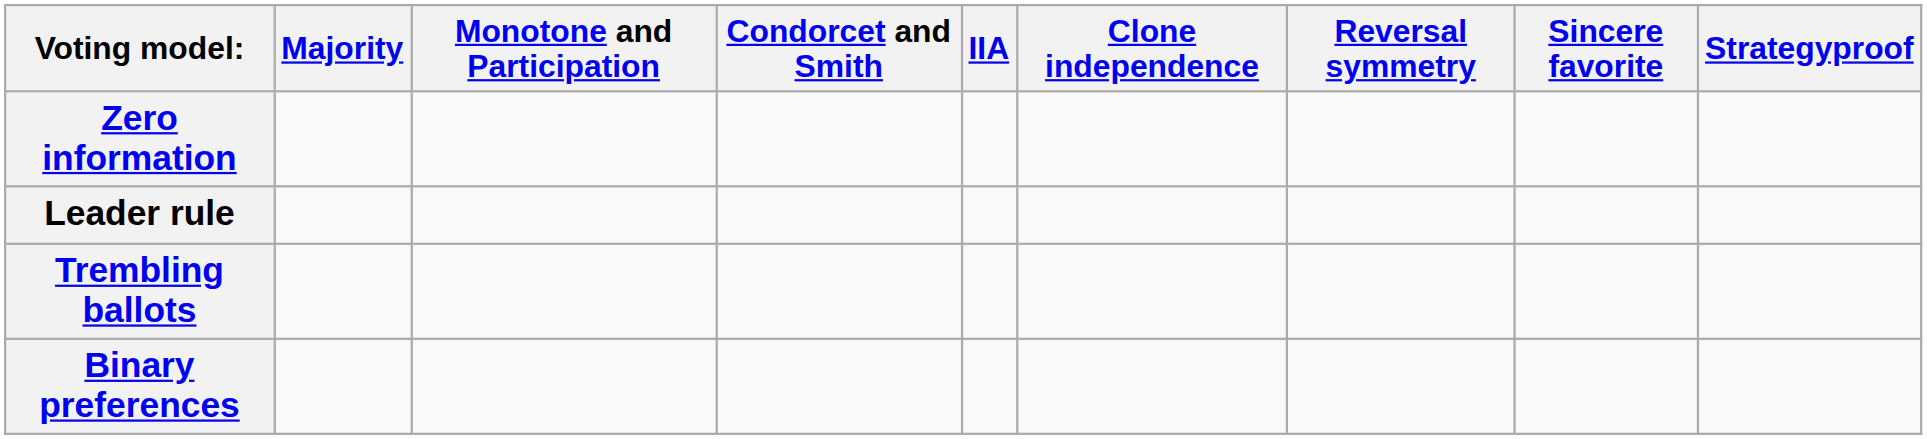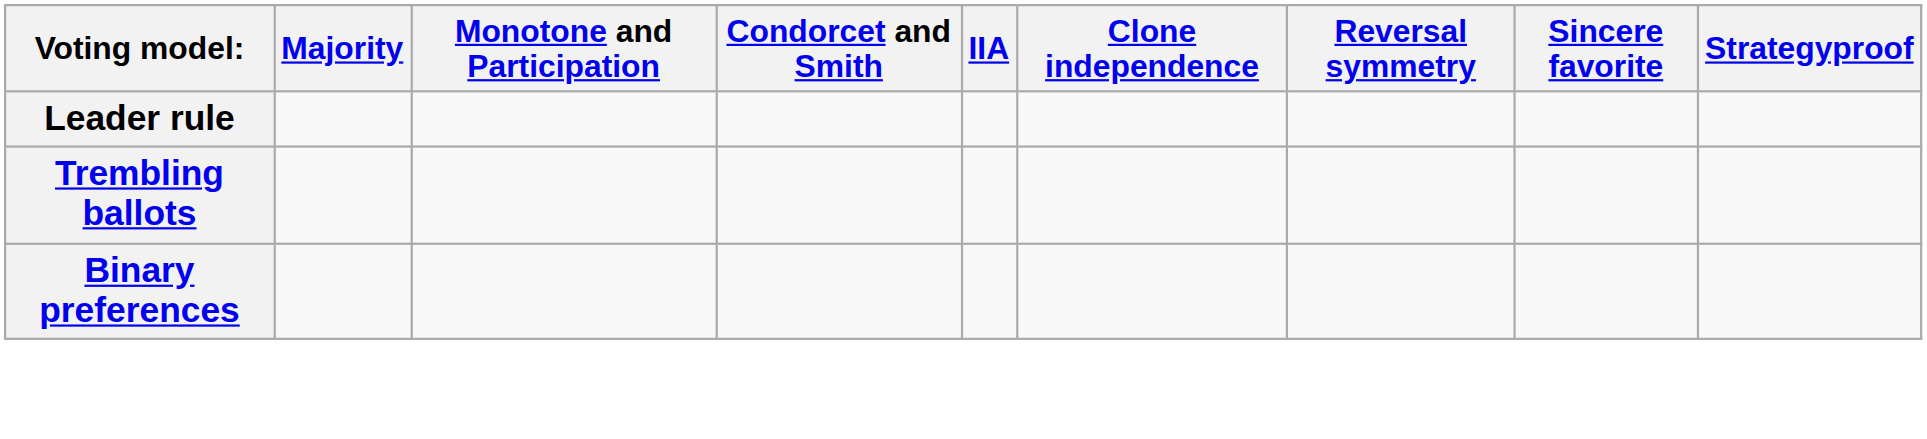- row: (140, 138)
